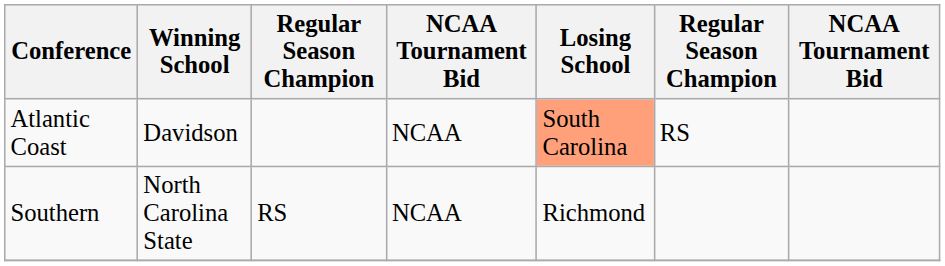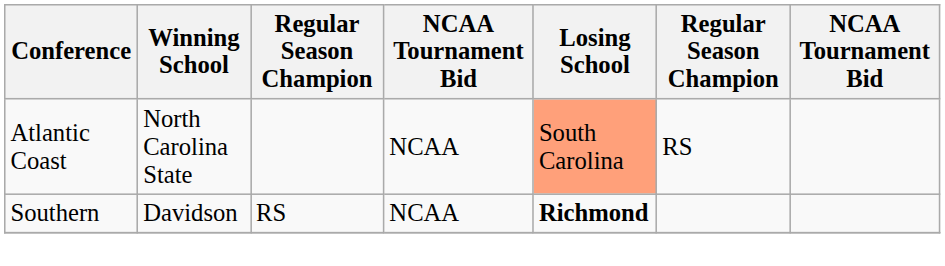(191, 132) Davidson -> (186, 146) North Carolina State
(186, 213) North Carolina State -> (190, 213) Davidson
(594, 213) normal -> (594, 213) bold
